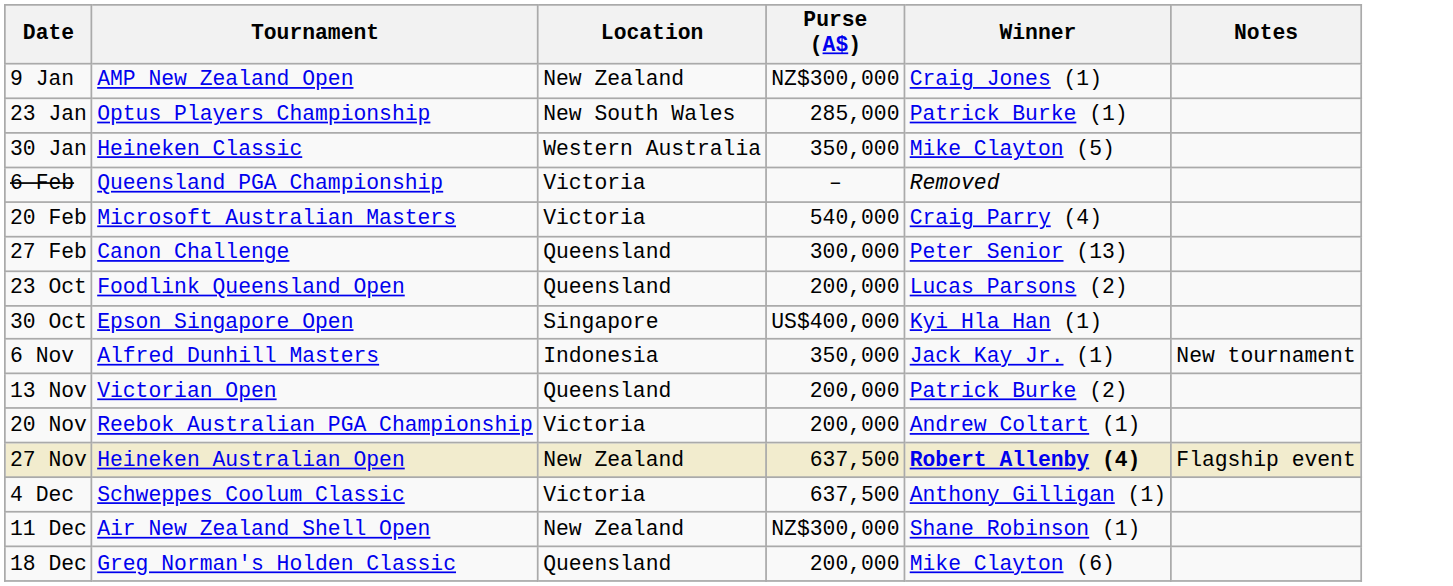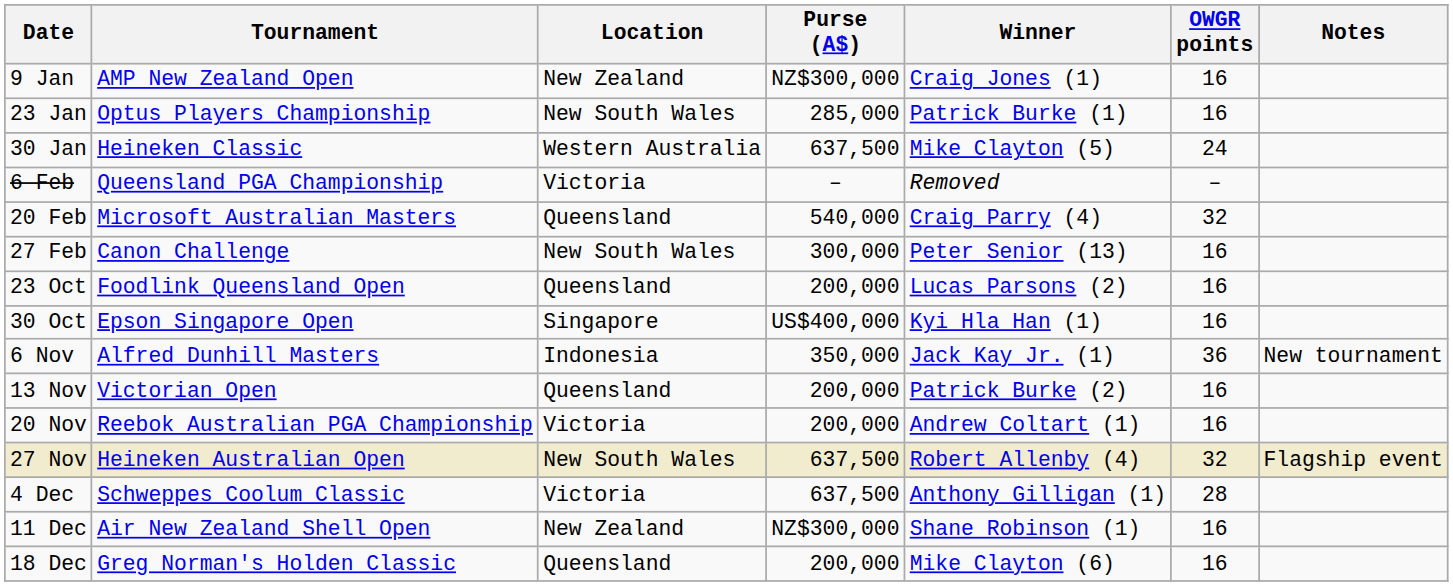+ column: (1215, 35)
(855, 150) 350,000 -> (855, 150) 637,500
(594, 219) Victoria -> (607, 219) Queensland
(607, 254) Queensland -> (639, 254) New South Wales
(614, 461) New Zealand -> (639, 461) New South Wales
(1025, 461) bold -> (1025, 461) normal
